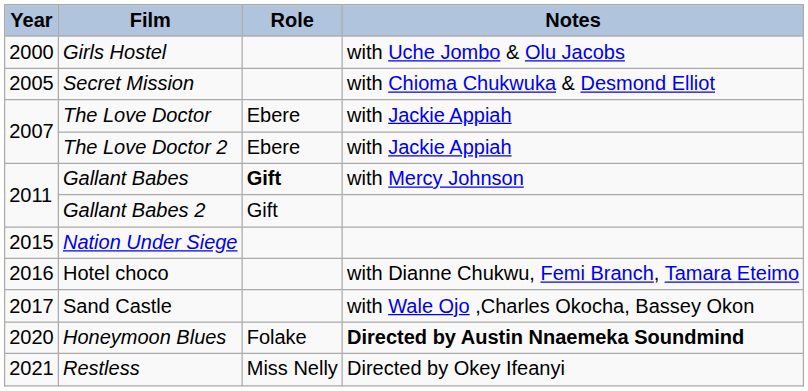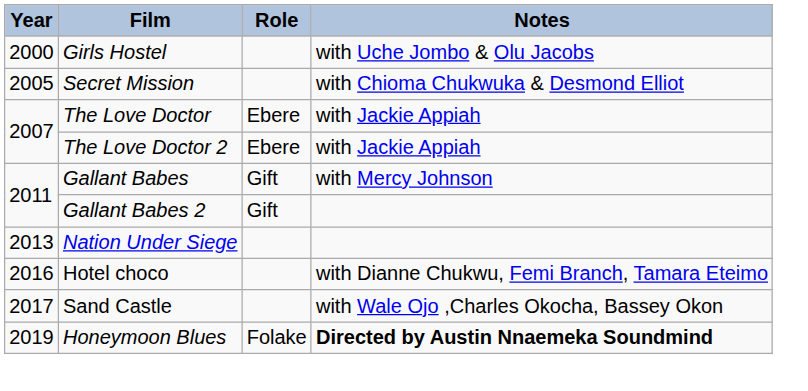(264, 178) bold -> (262, 178) normal
(31, 242) 2015 -> (31, 242) 2013
(31, 337) 2020 -> (31, 337) 2019
- row: (101, 369)
